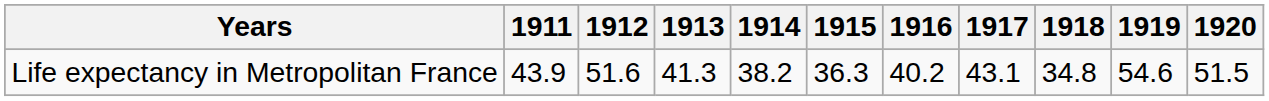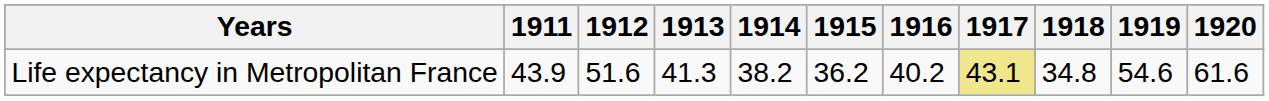(841, 71) 36.3 -> (841, 71) 36.2
(993, 71) no background -> (993, 71) khaki background
(1221, 71) 51.5 -> (1221, 71) 61.6
